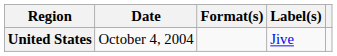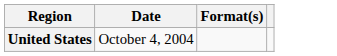- column: (296, 16)
